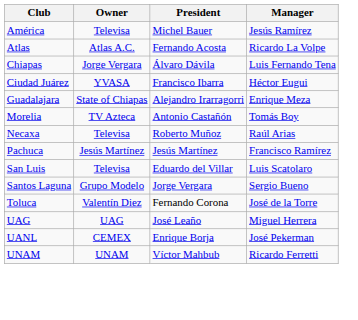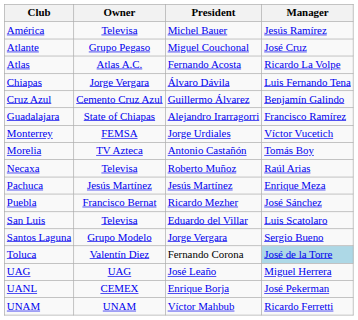+ row: (23, 47)
- row: (38, 82)
+ row: (29, 99)
(280, 99) Enrique Meza -> (305, 116) Francisco Ramírez
+ row: (30, 133)
(290, 151) Francisco Ramírez -> (295, 185) Enrique Meza
+ row: (22, 202)
(283, 202) no background -> (298, 254) lightblue background
